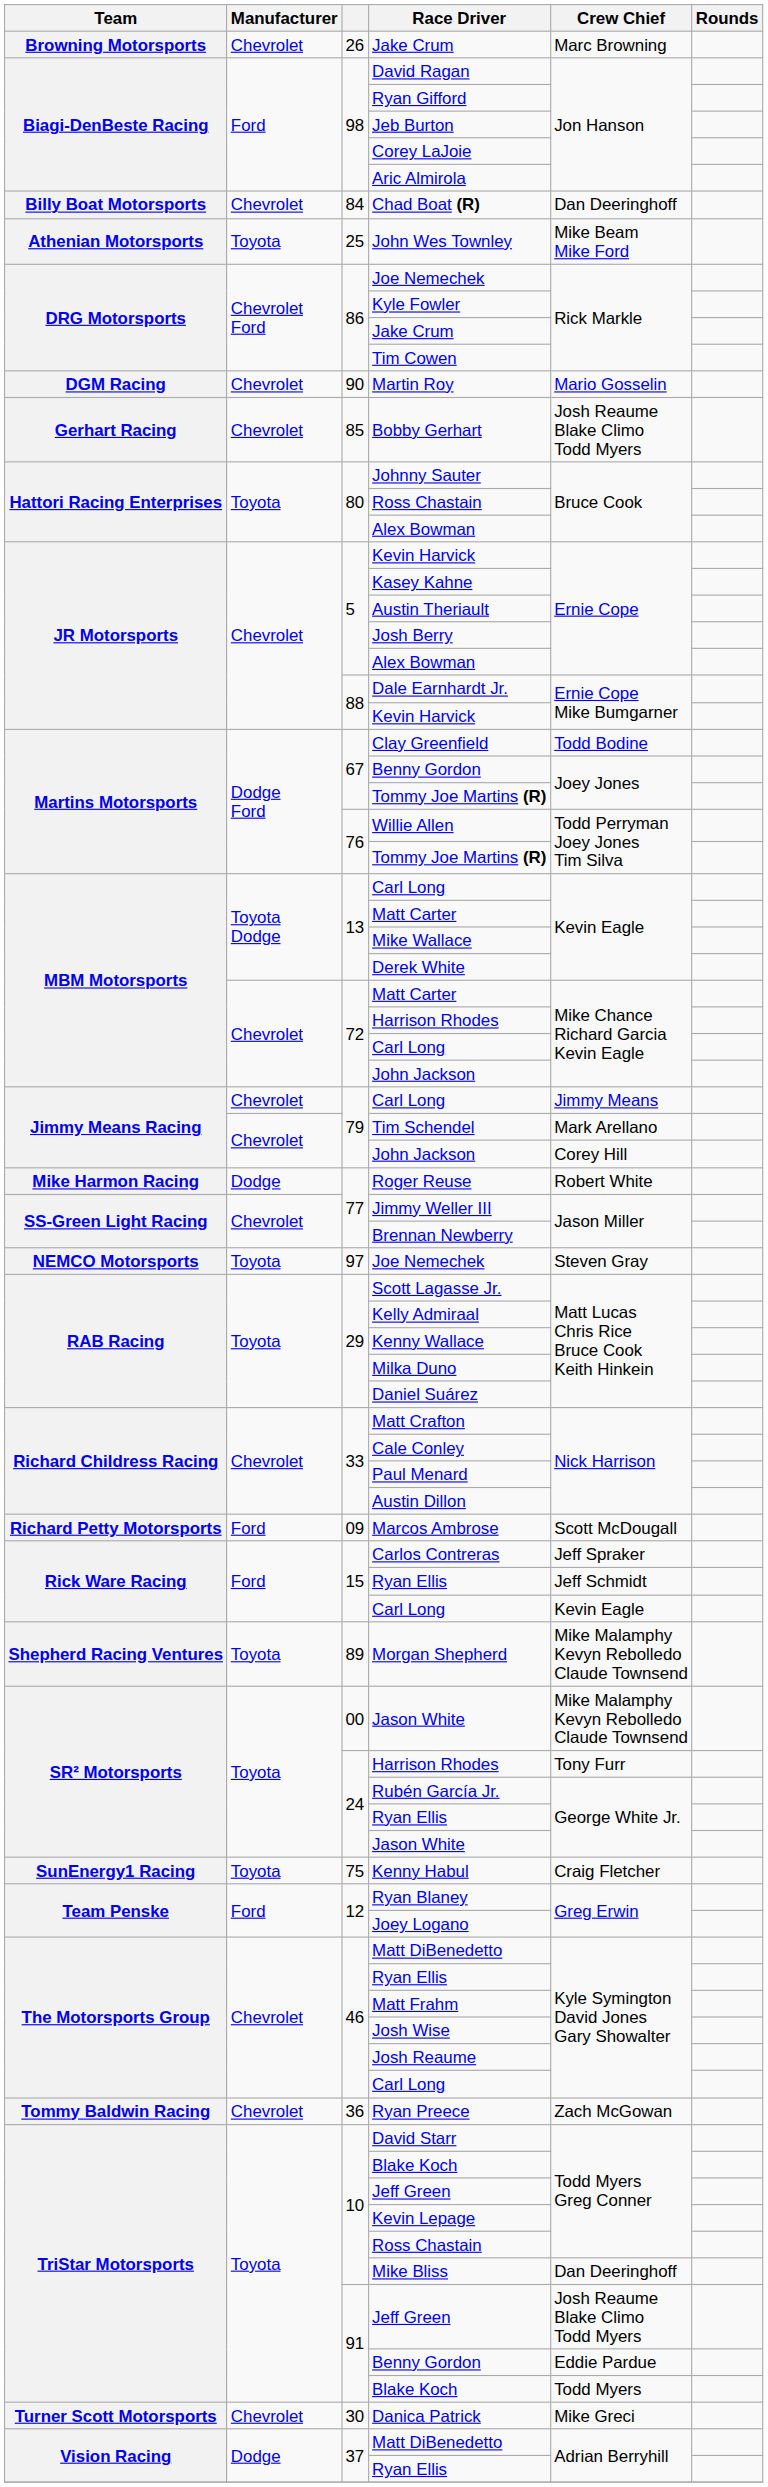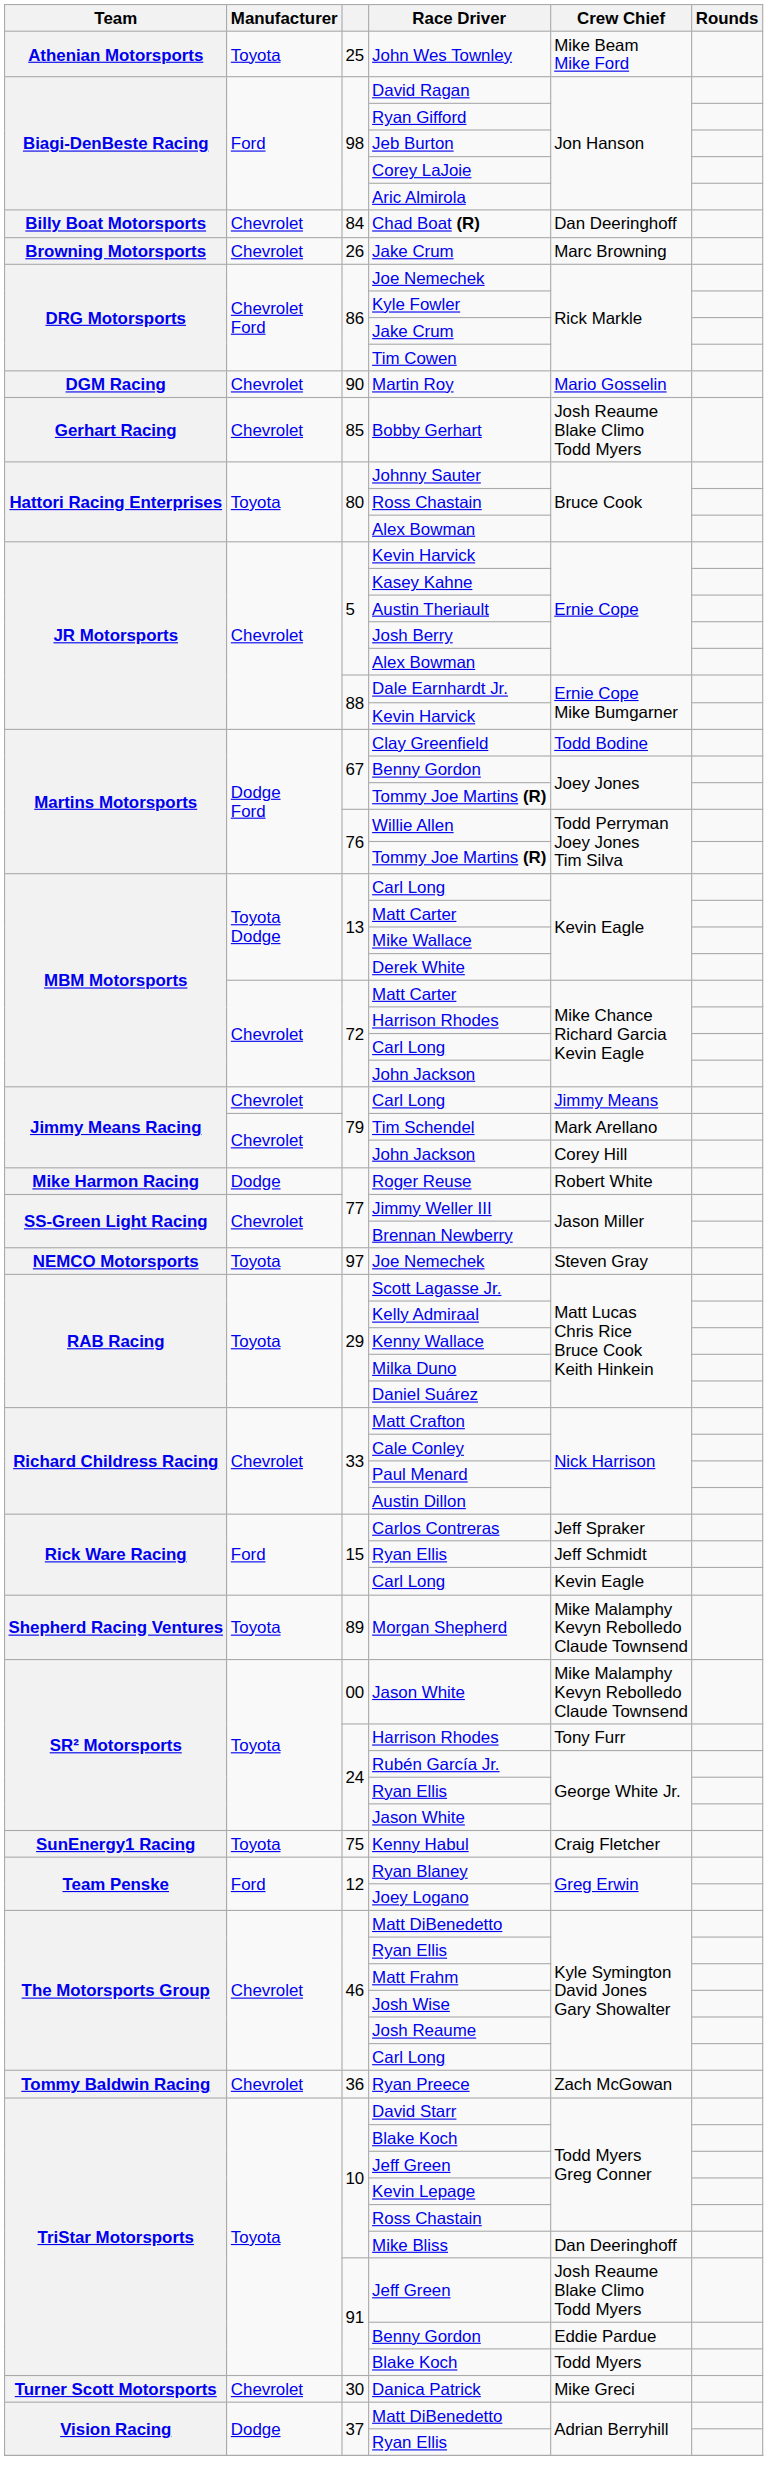rows swapped: (355, 241) <-> (355, 45)
- row: (355, 1528)
